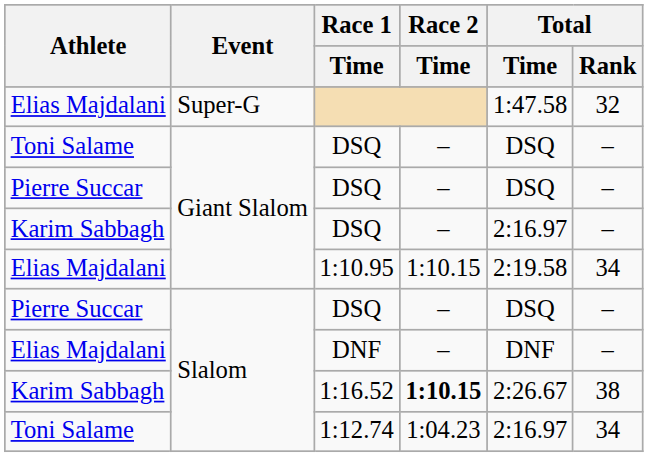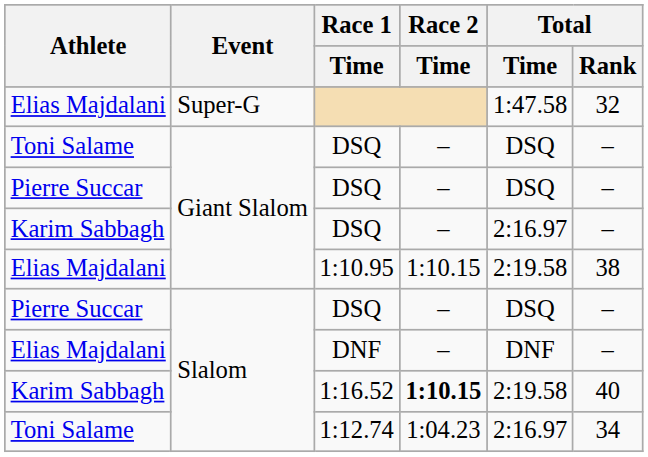(608, 268) 34 -> (608, 268) 38
(530, 390) 2:26.67 -> (530, 390) 2:19.58
(608, 390) 38 -> (608, 390) 40
